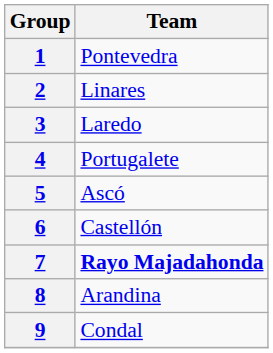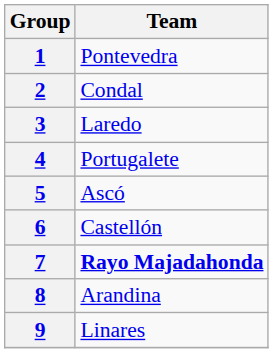(113, 90) Linares -> (112, 90) Condal
(112, 329) Condal -> (113, 329) Linares
